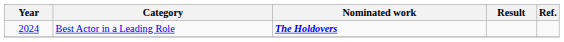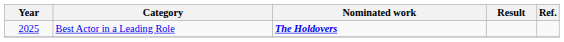(29, 28) 2024 -> (29, 28) 2025
